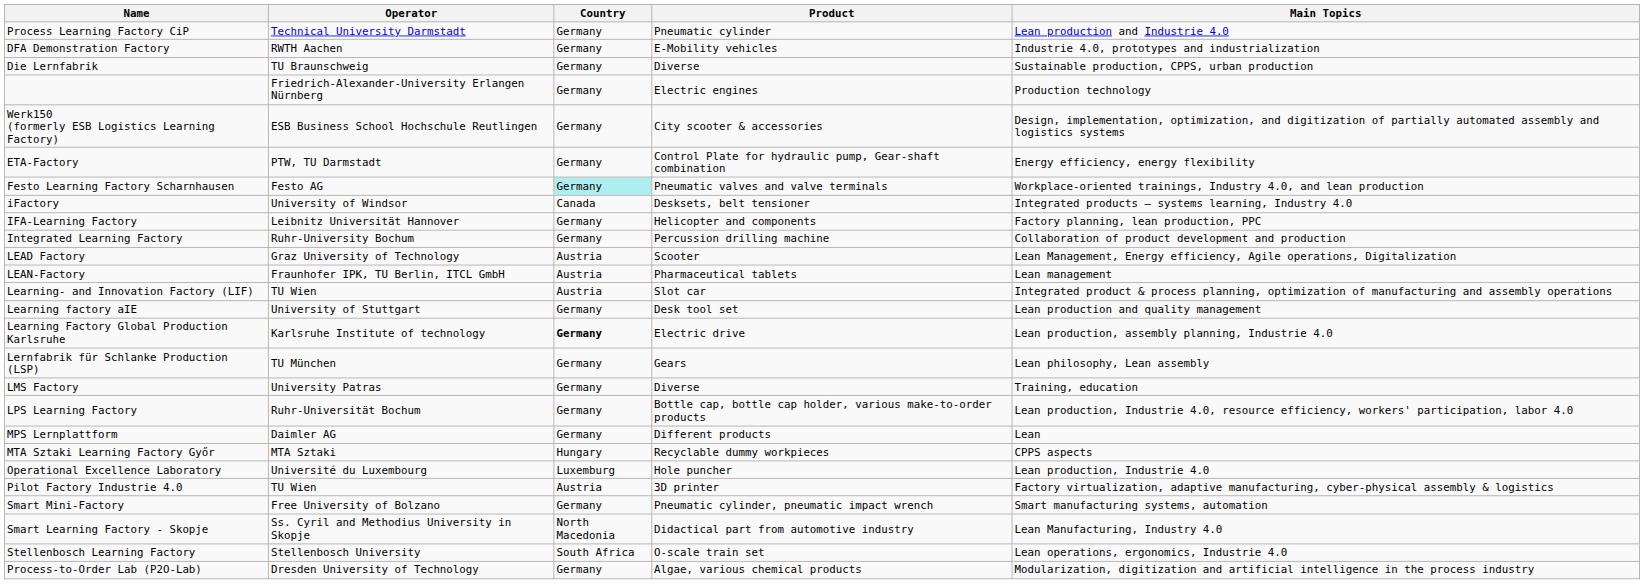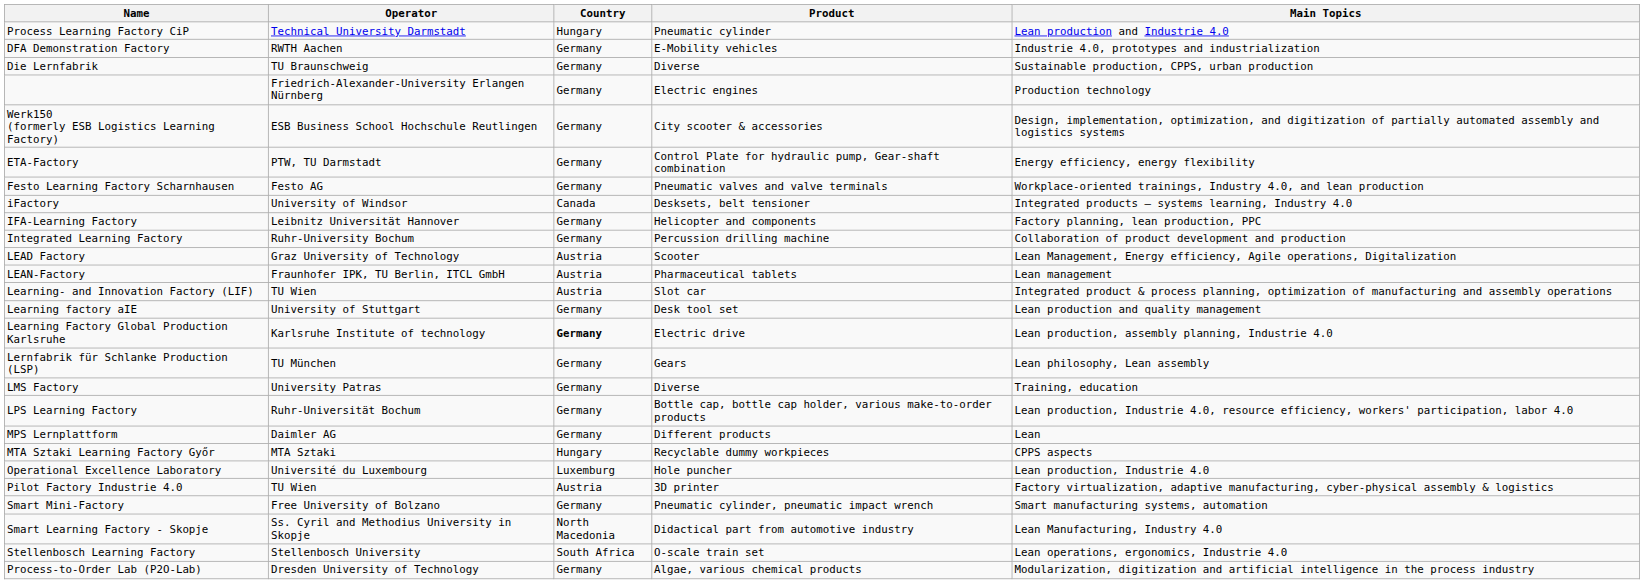(579, 31) Germany -> (579, 31) Hungary
(579, 186) paleturquoise background -> (579, 186) no background
